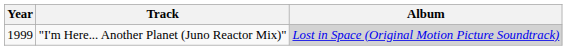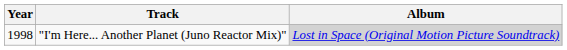(20, 34) 1999 -> (20, 34) 1998
